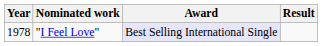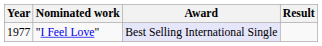(19, 32) 1978 -> (19, 32) 1977
